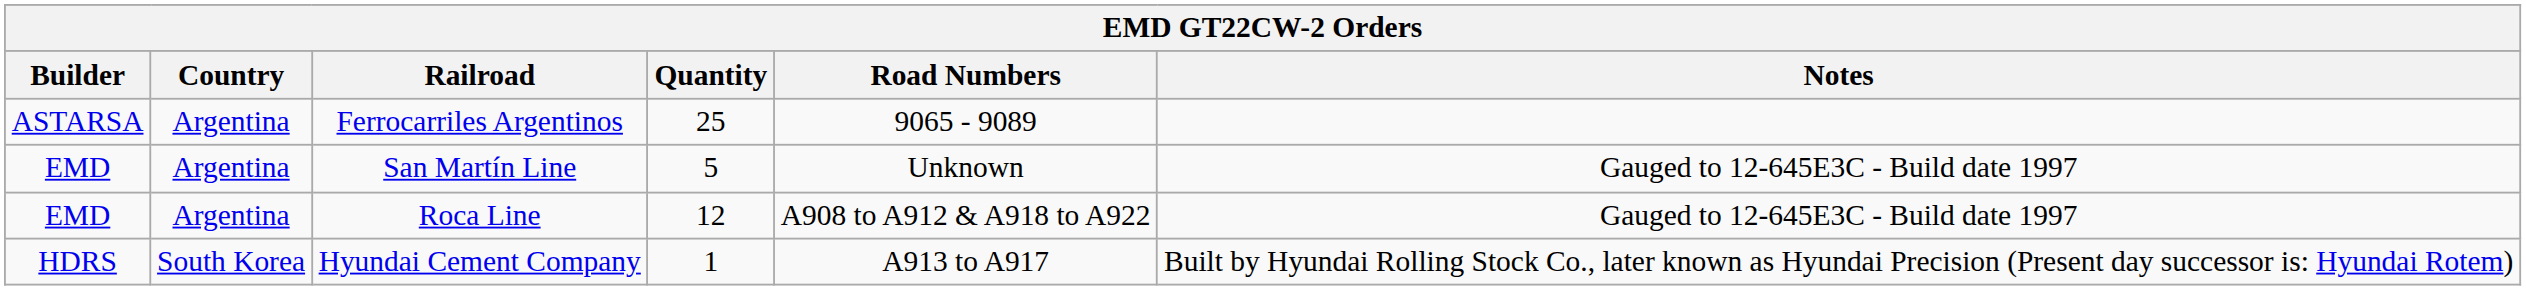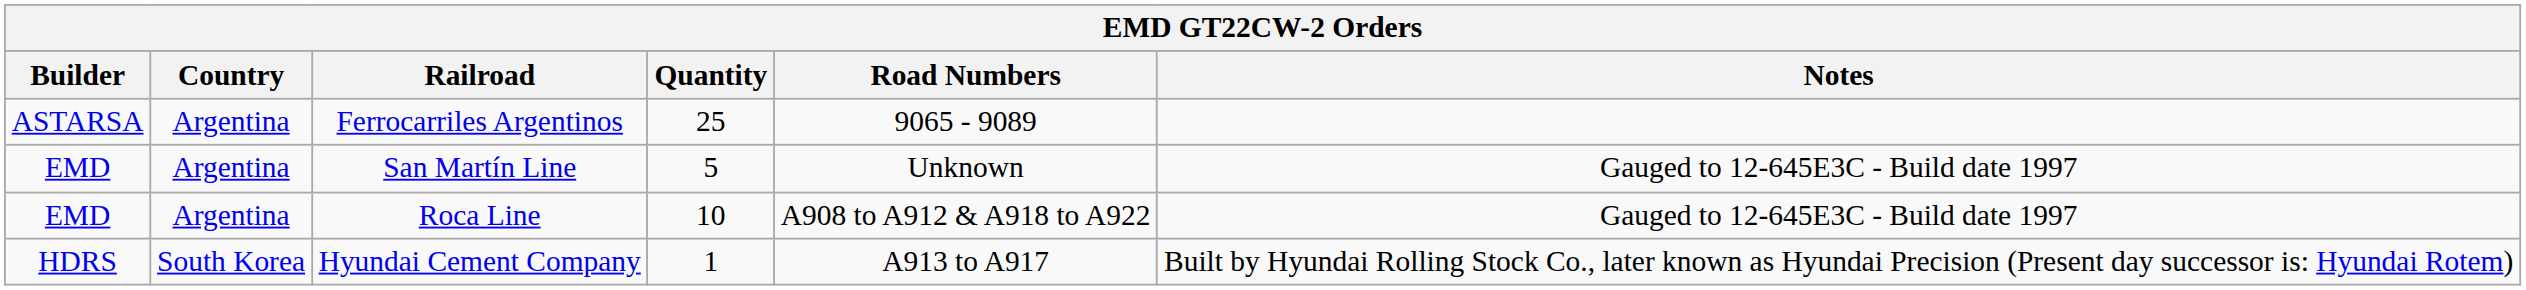(711, 214) 12 -> (711, 214) 10
